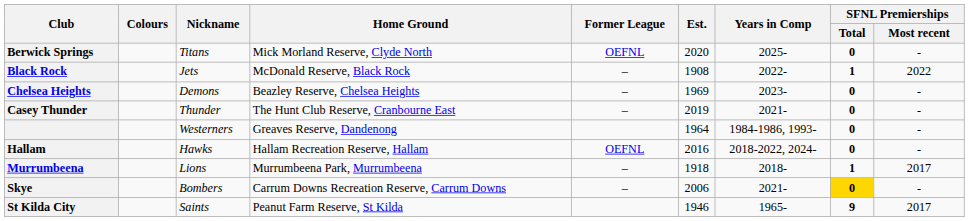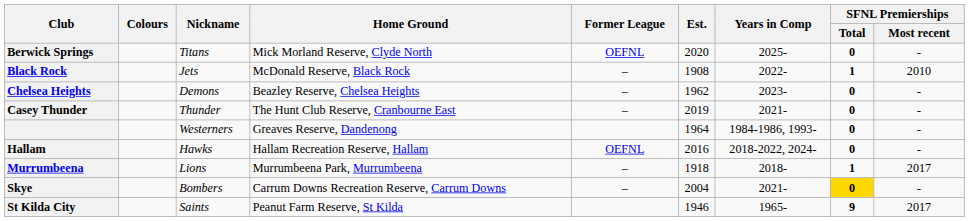(919, 71) 2022 -> (919, 71) 2010
(697, 91) 1969 -> (697, 91) 1962
(697, 187) 2006 -> (697, 187) 2004
